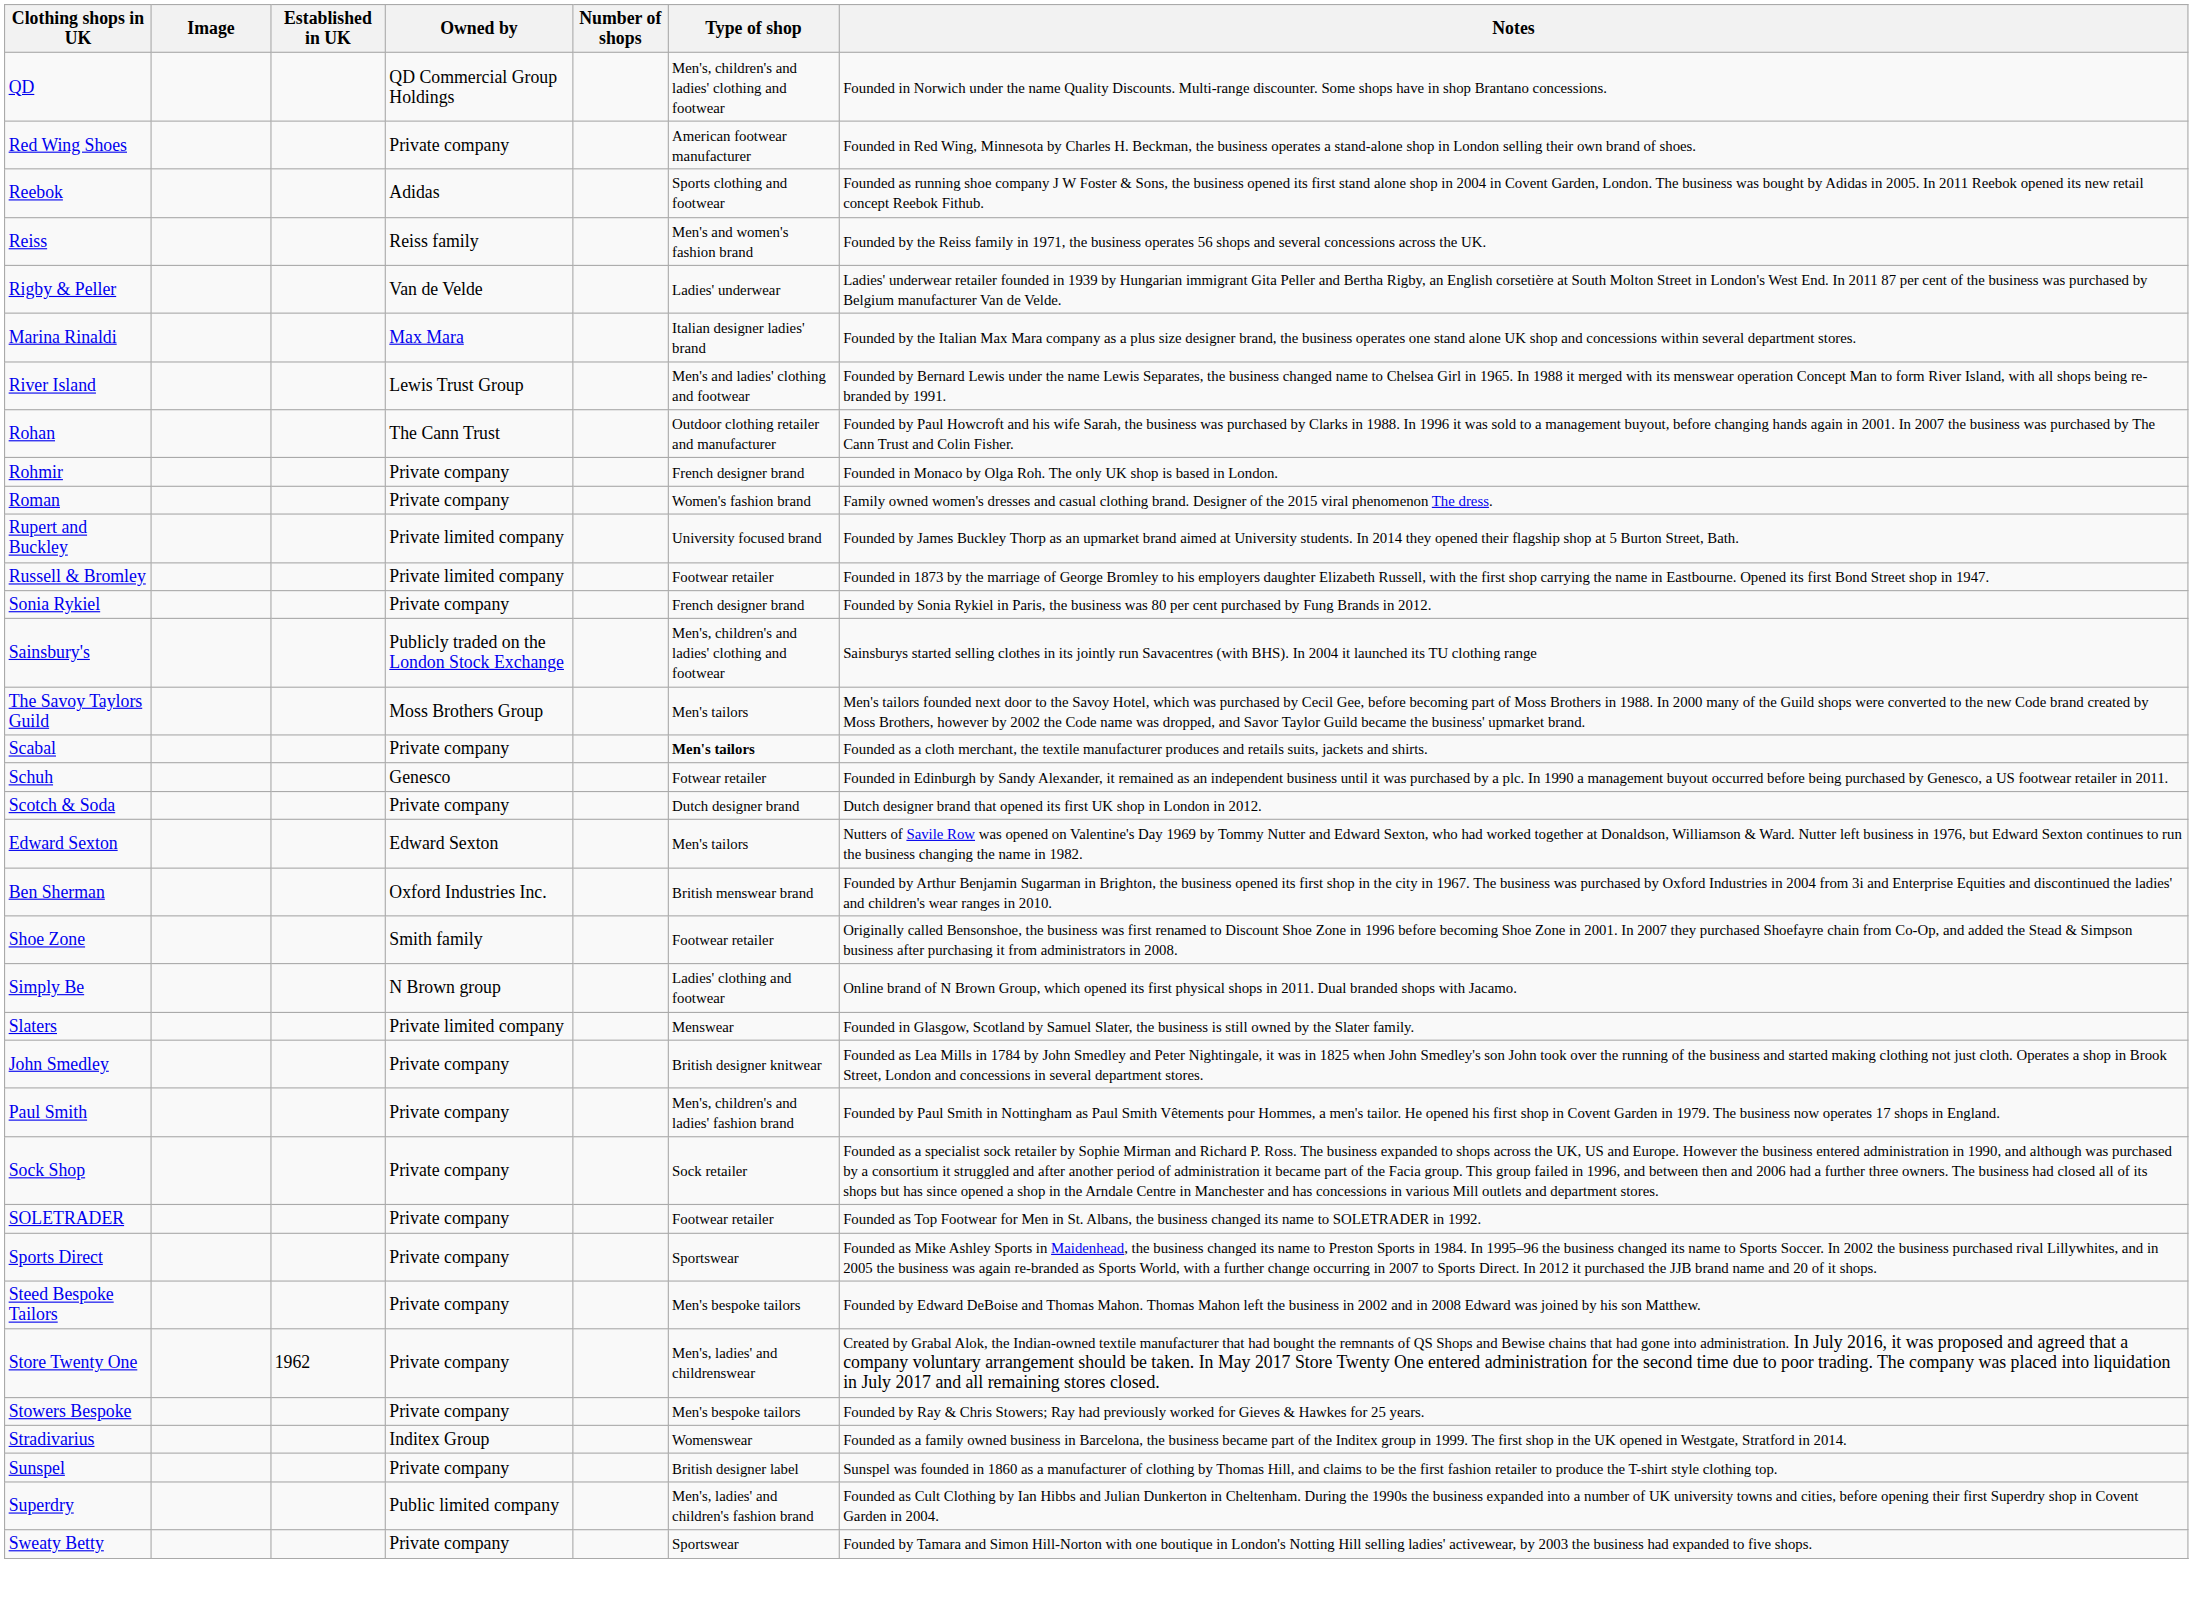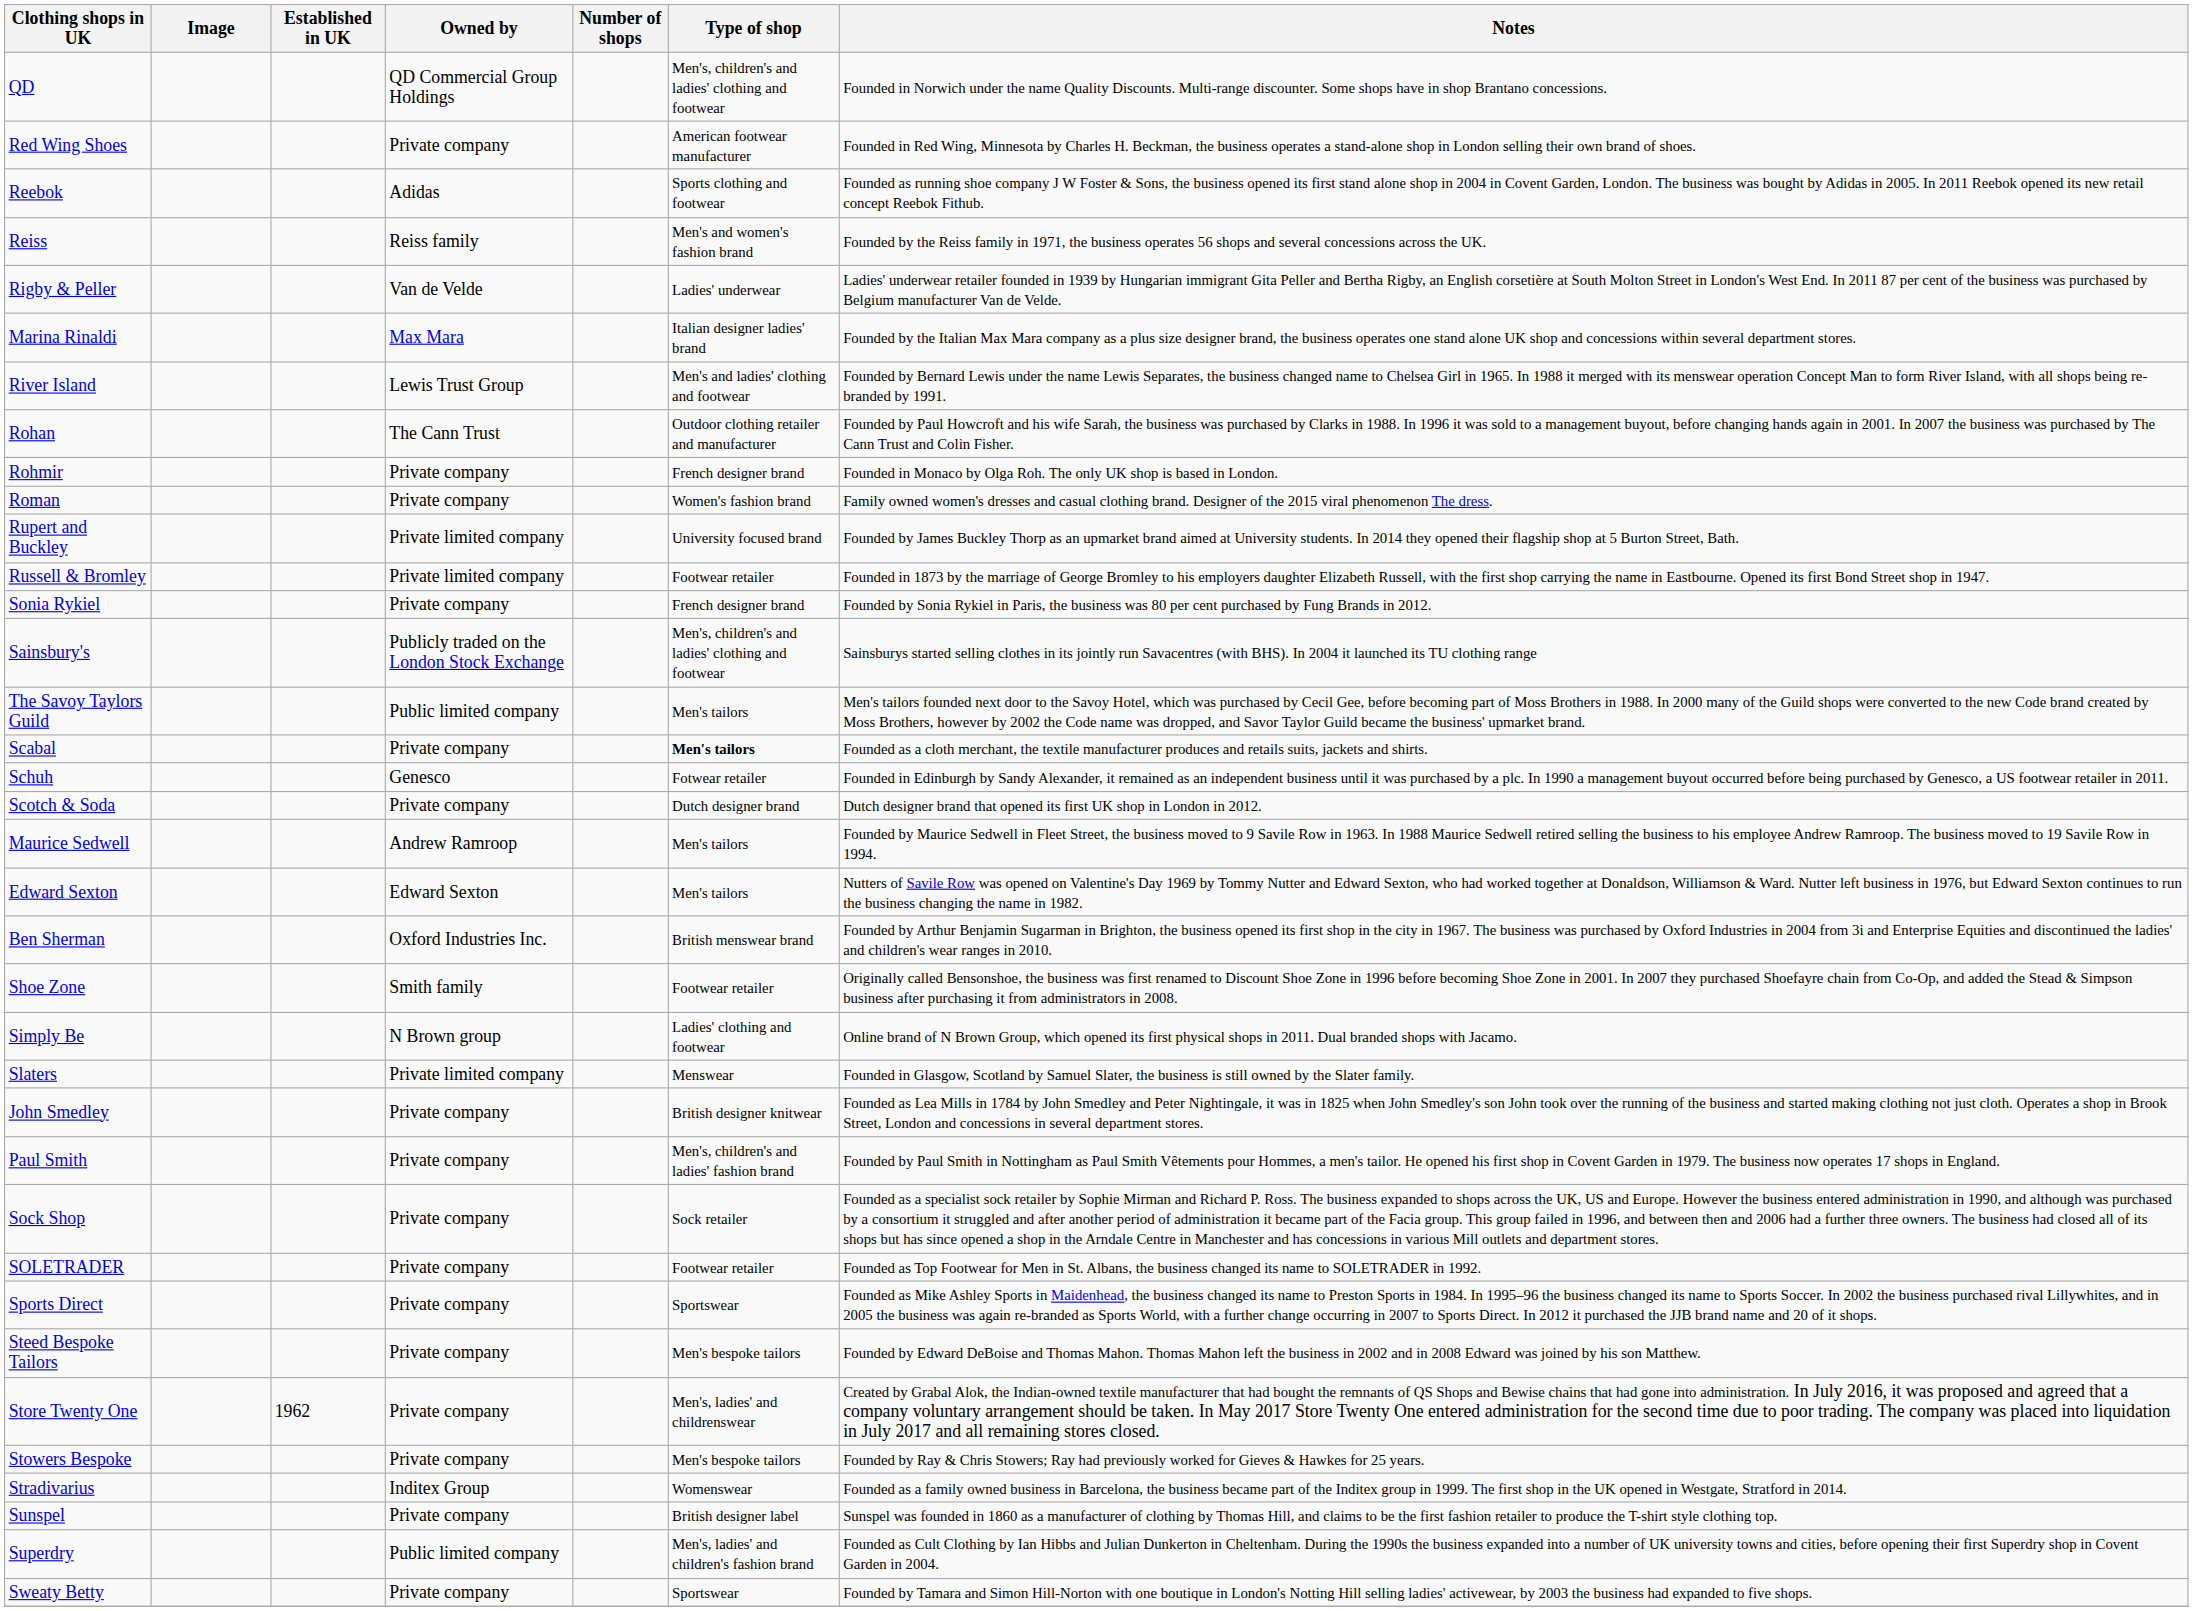(466, 710) Moss Brothers Group -> (474, 710) Public limited company
+ row: (69, 843)
